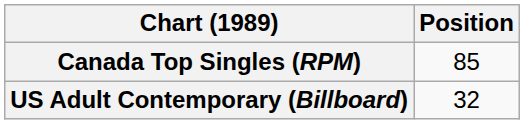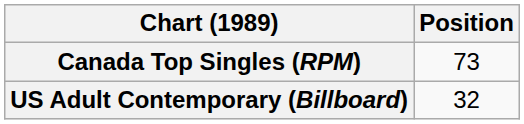(466, 61) 85 -> (466, 61) 73
